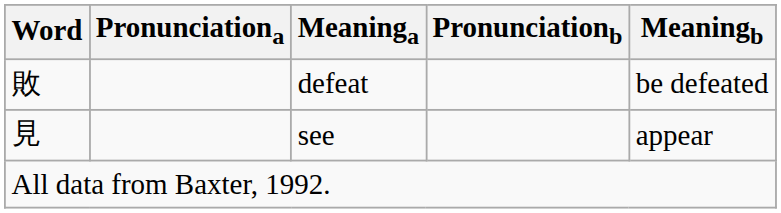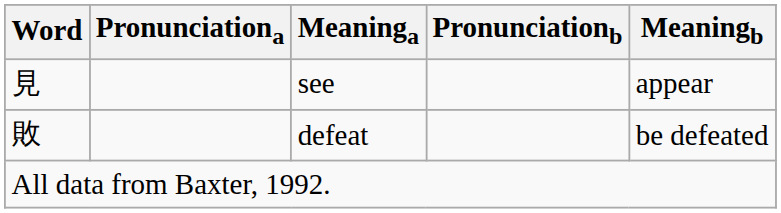rows swapped: (316, 135) <-> (333, 83)
